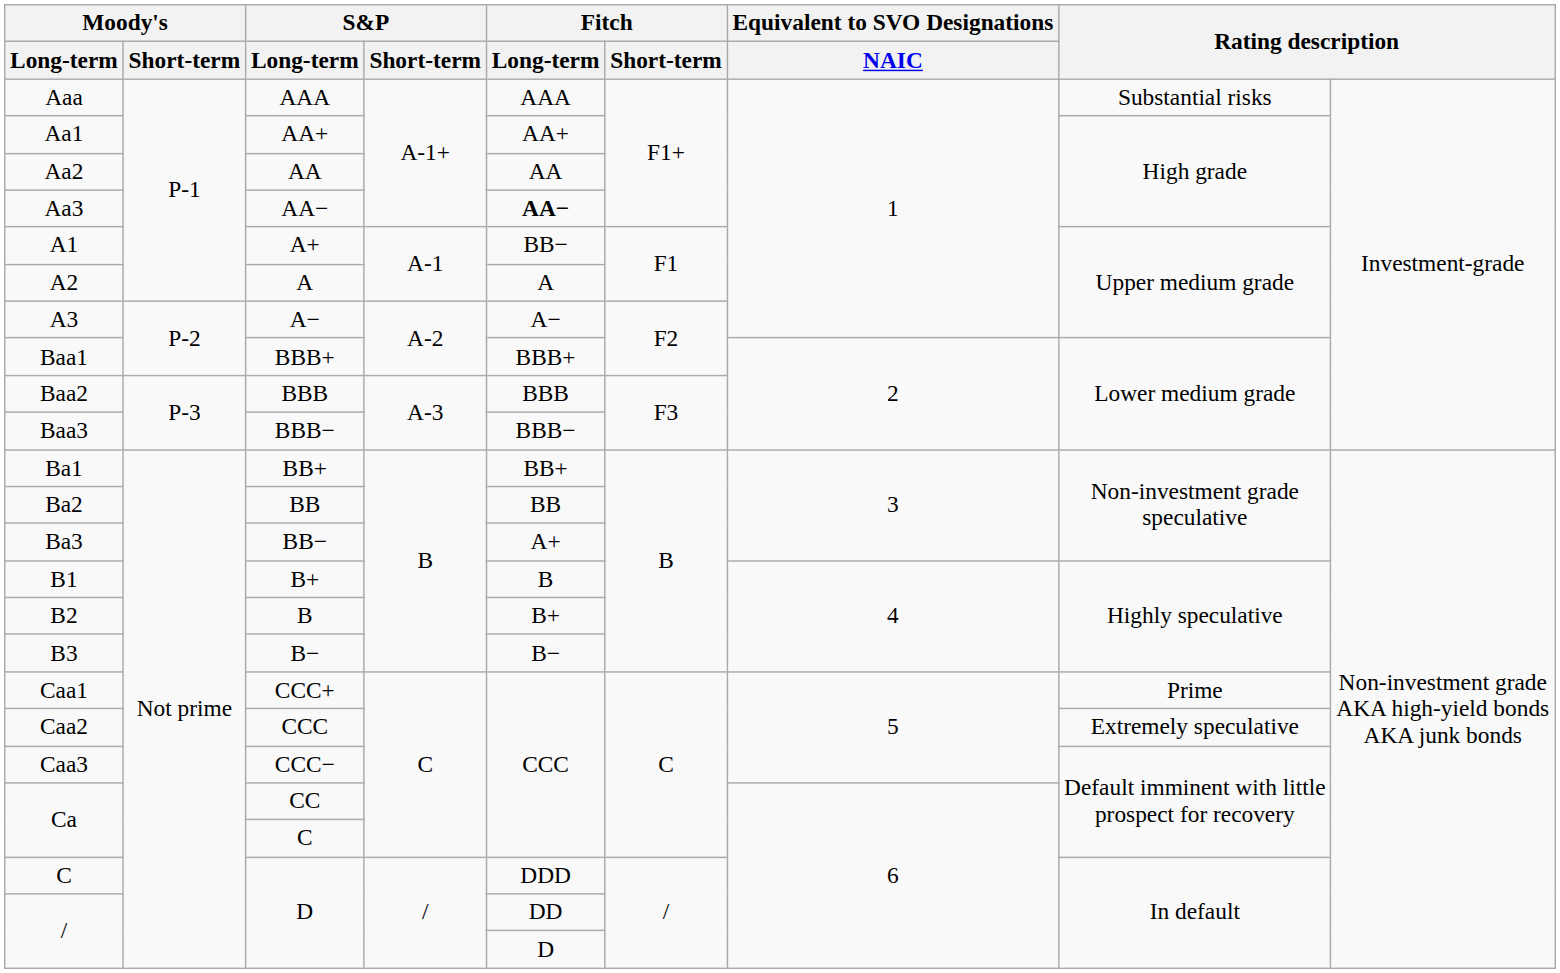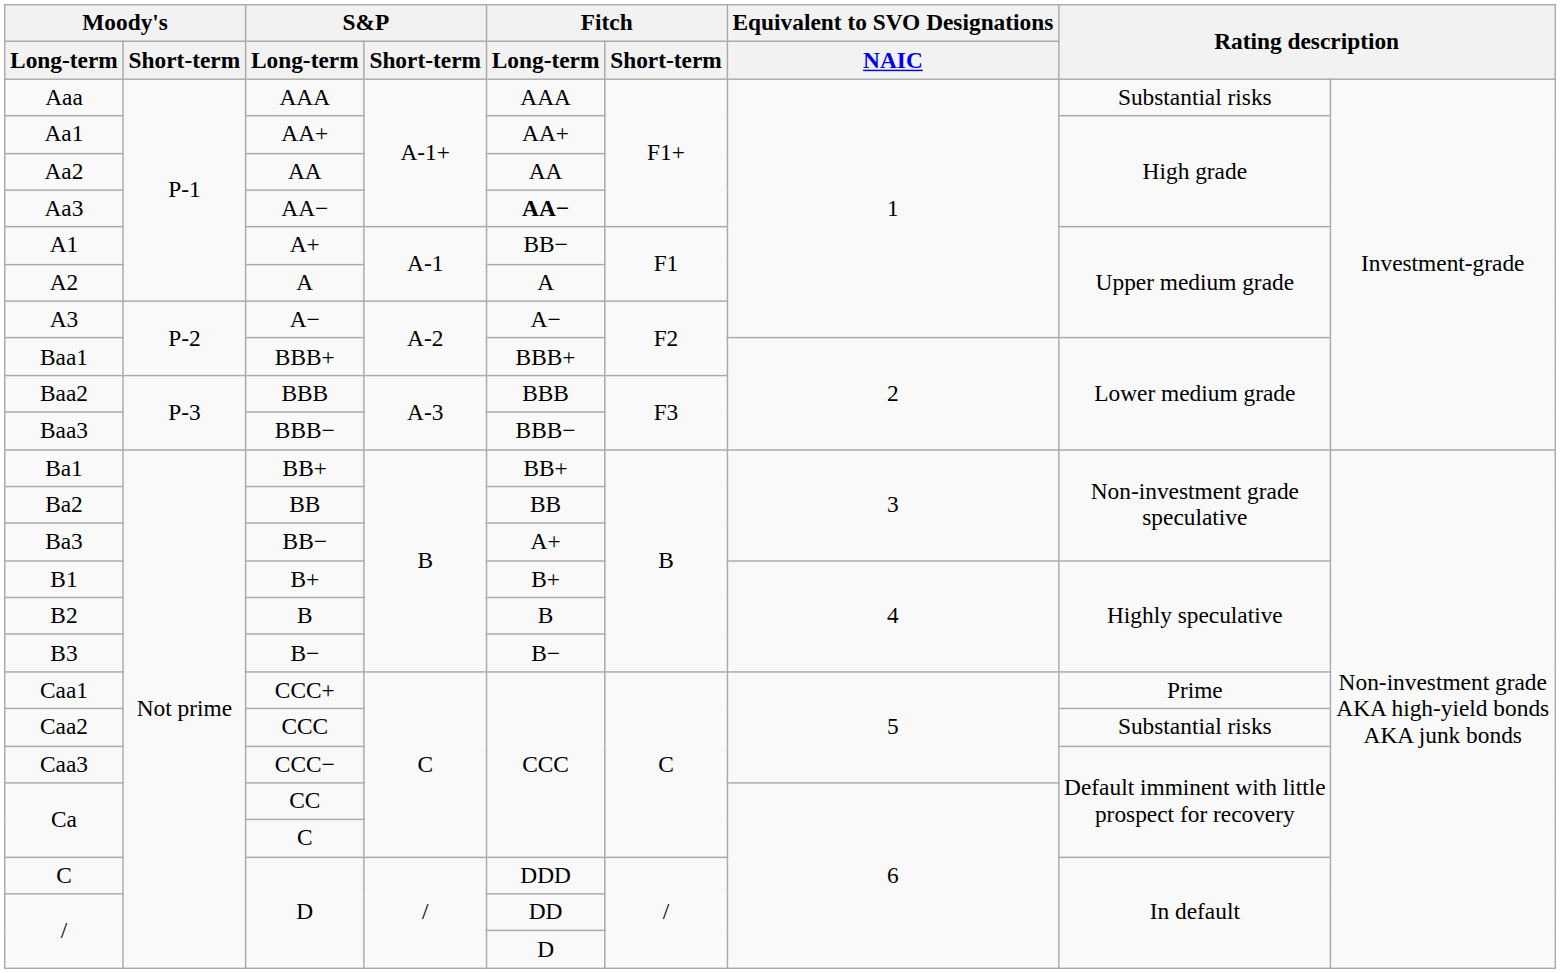(546, 578) B -> (546, 578) B+
(546, 615) B+ -> (546, 615) B
(1195, 726) Extremely speculative -> (1195, 726) Substantial risks
